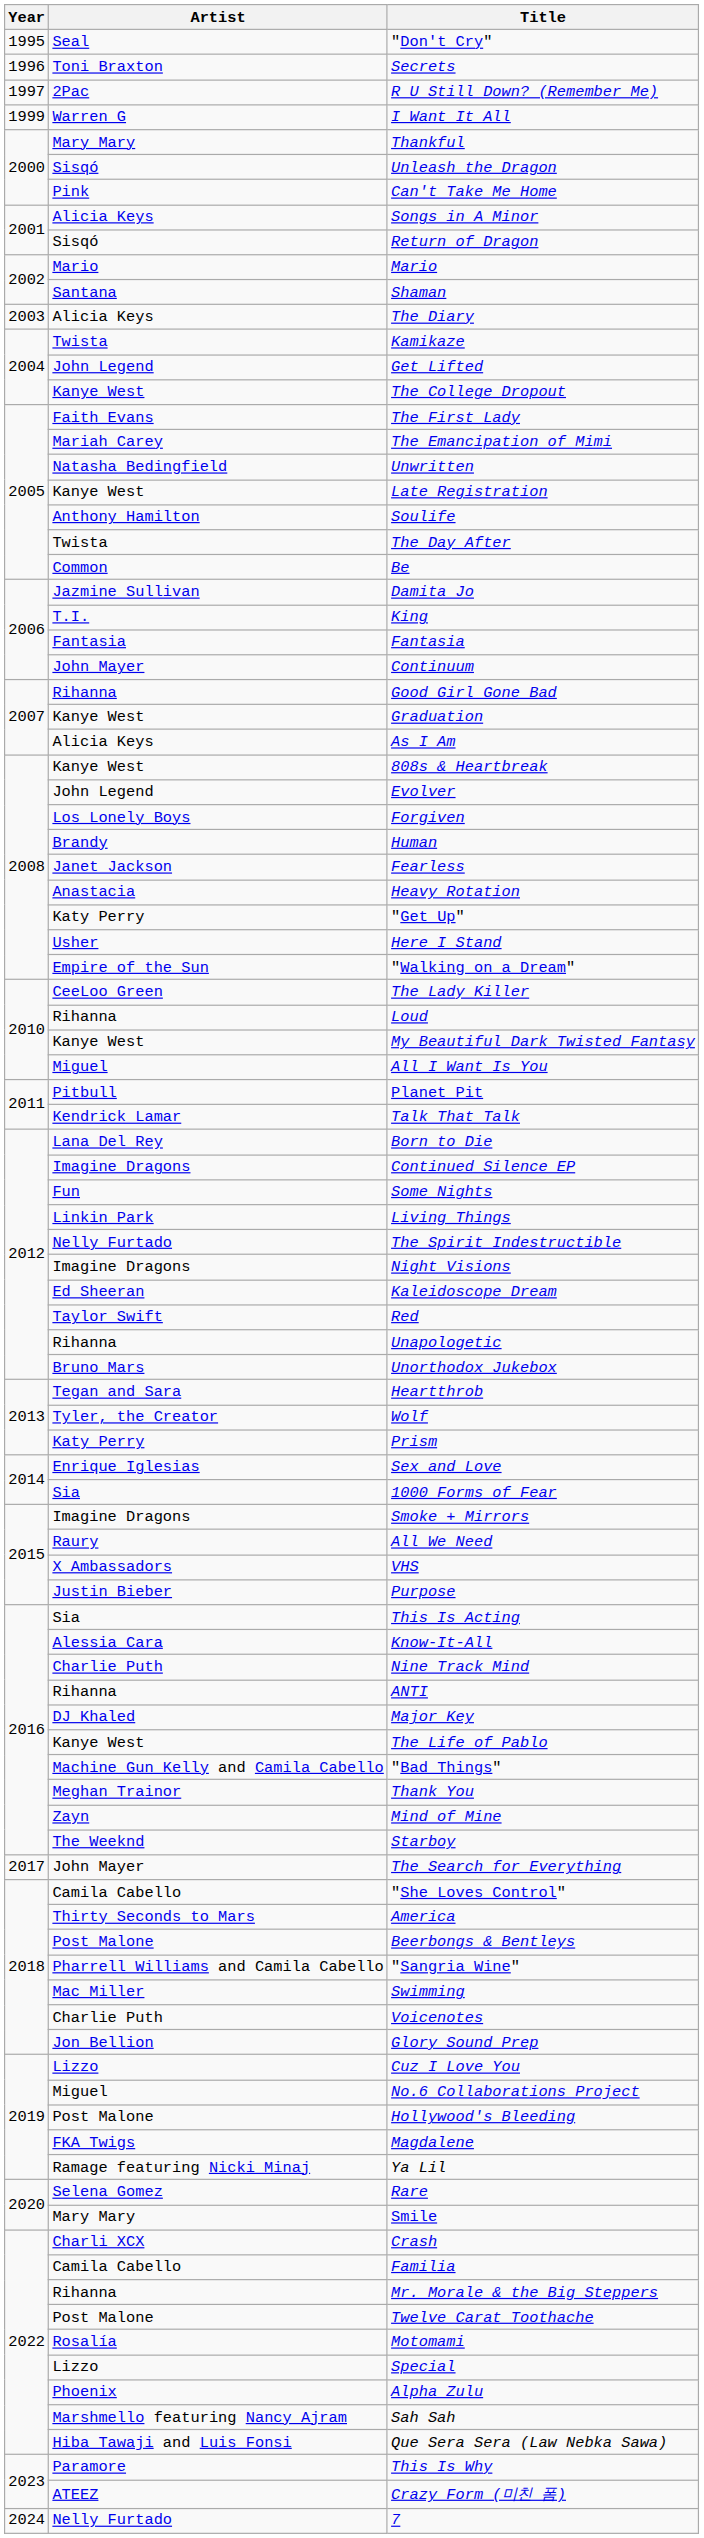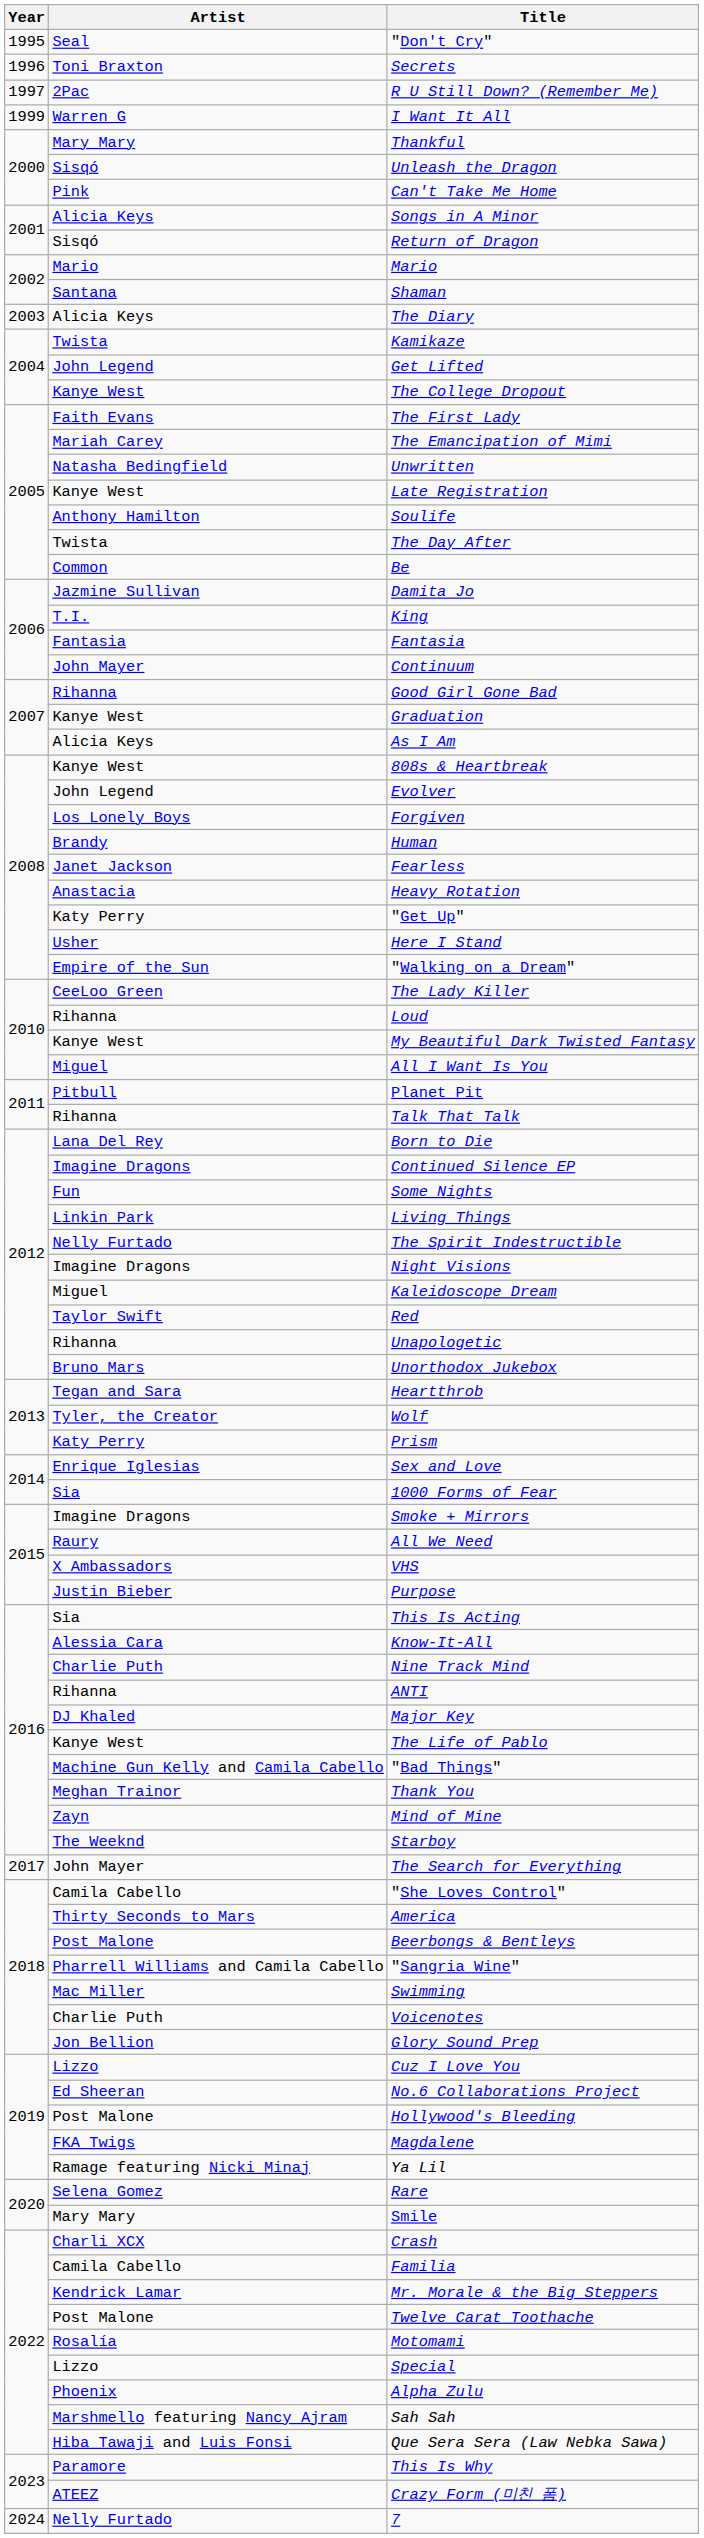(117, 1117) Kendrick Lamar -> (85, 1117) Rihanna
(98, 1292) Ed Sheeran -> (80, 1292) Miguel
(80, 2092) Miguel -> (98, 2092) Ed Sheeran
(85, 2292) Rihanna -> (117, 2292) Kendrick Lamar
